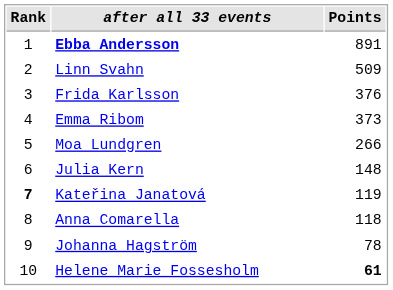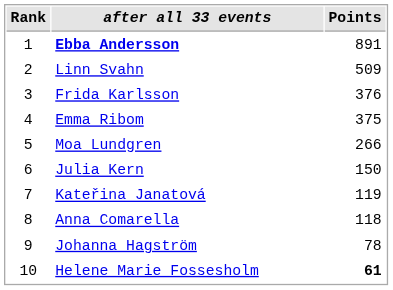(368, 120) 373 -> (368, 120) 375
(368, 170) 148 -> (368, 170) 150
(28, 195) bold -> (28, 195) normal
